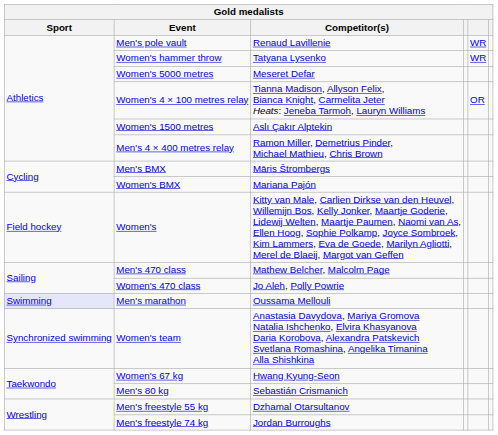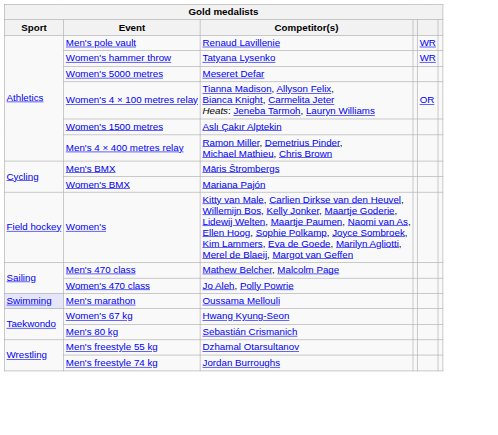- row: (149, 338)
